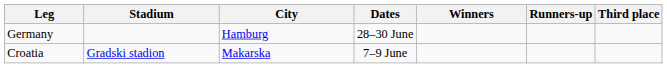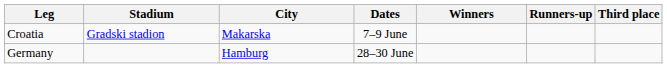rows swapped: (25, 53) <-> (30, 33)
